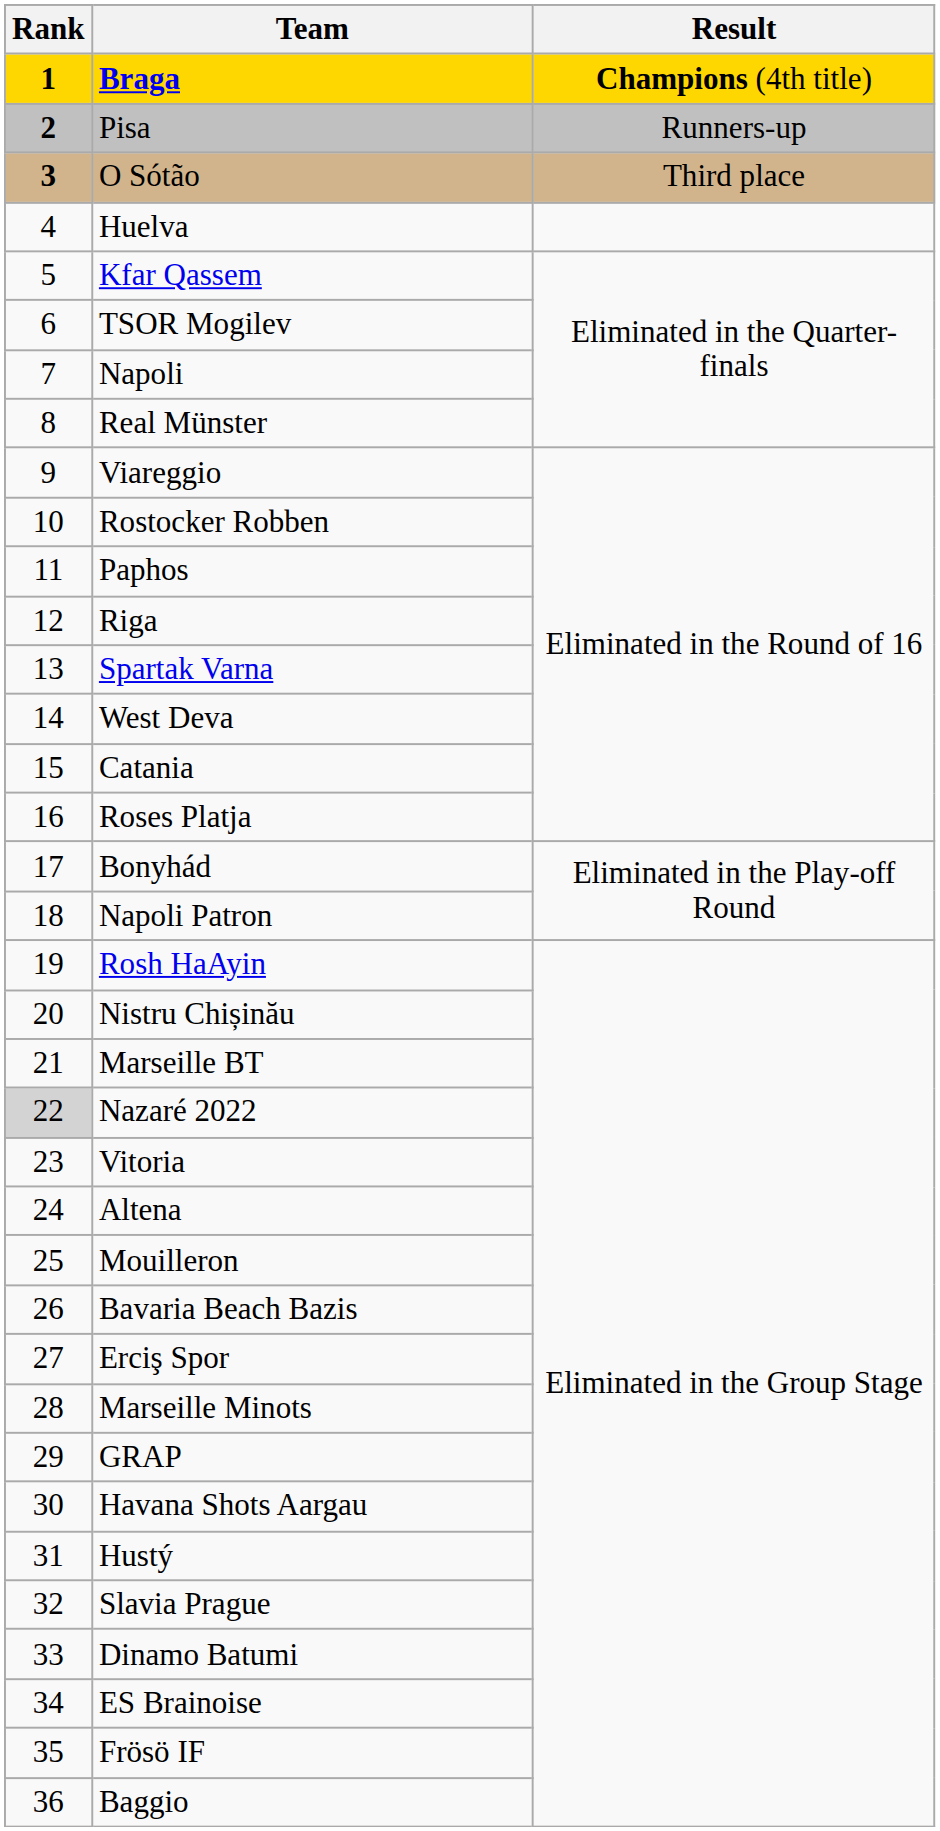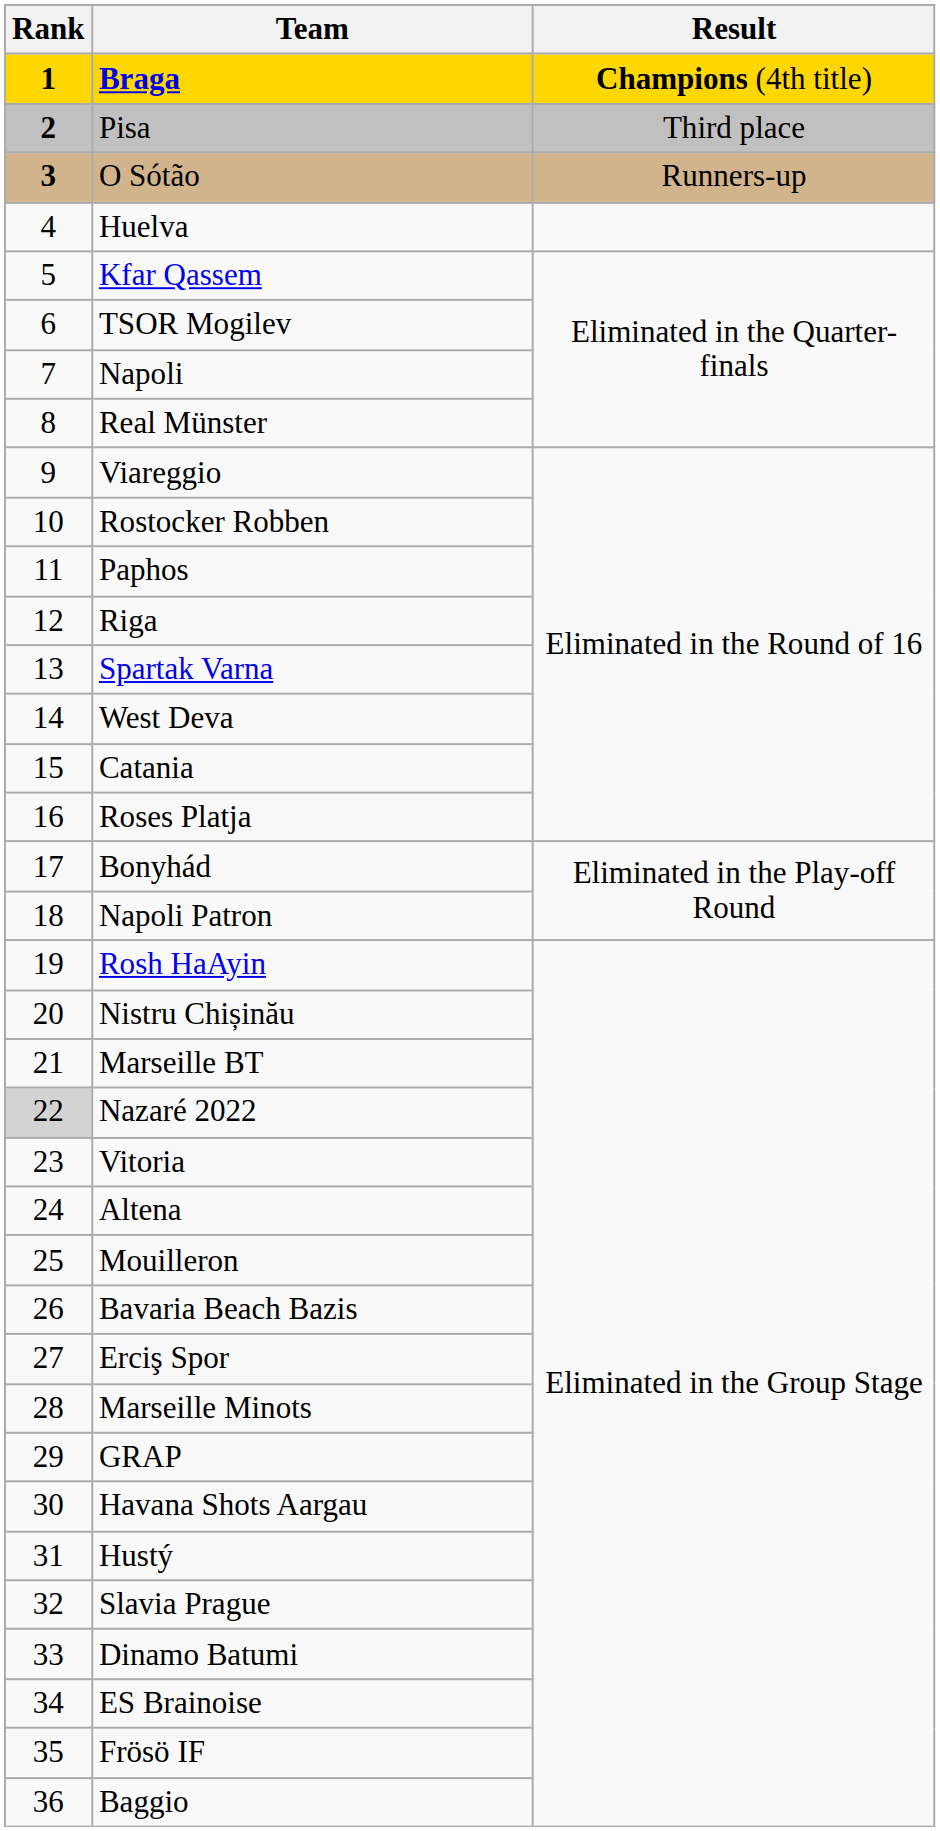(734, 127) Runners-up -> (734, 127) Third place
(734, 176) Third place -> (734, 176) Runners-up
